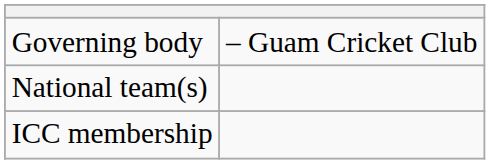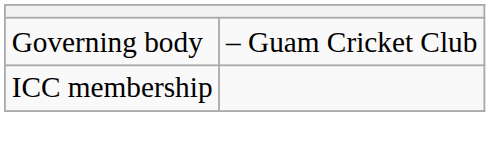- row: (110, 87)
